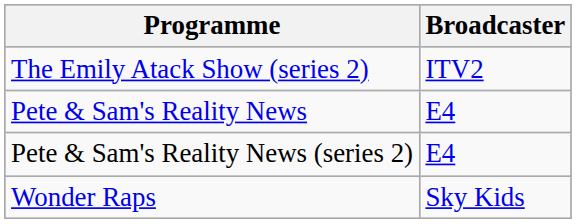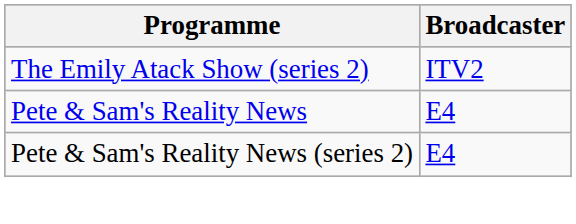- row: (83, 196)
